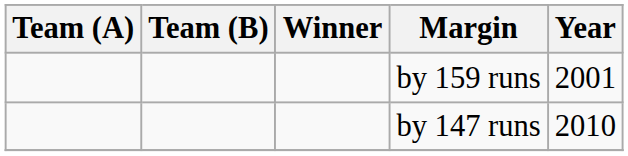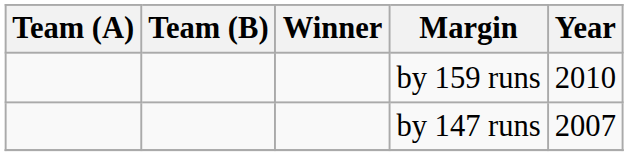(585, 77) 2001 -> (585, 77) 2010
(585, 125) 2010 -> (585, 125) 2007
